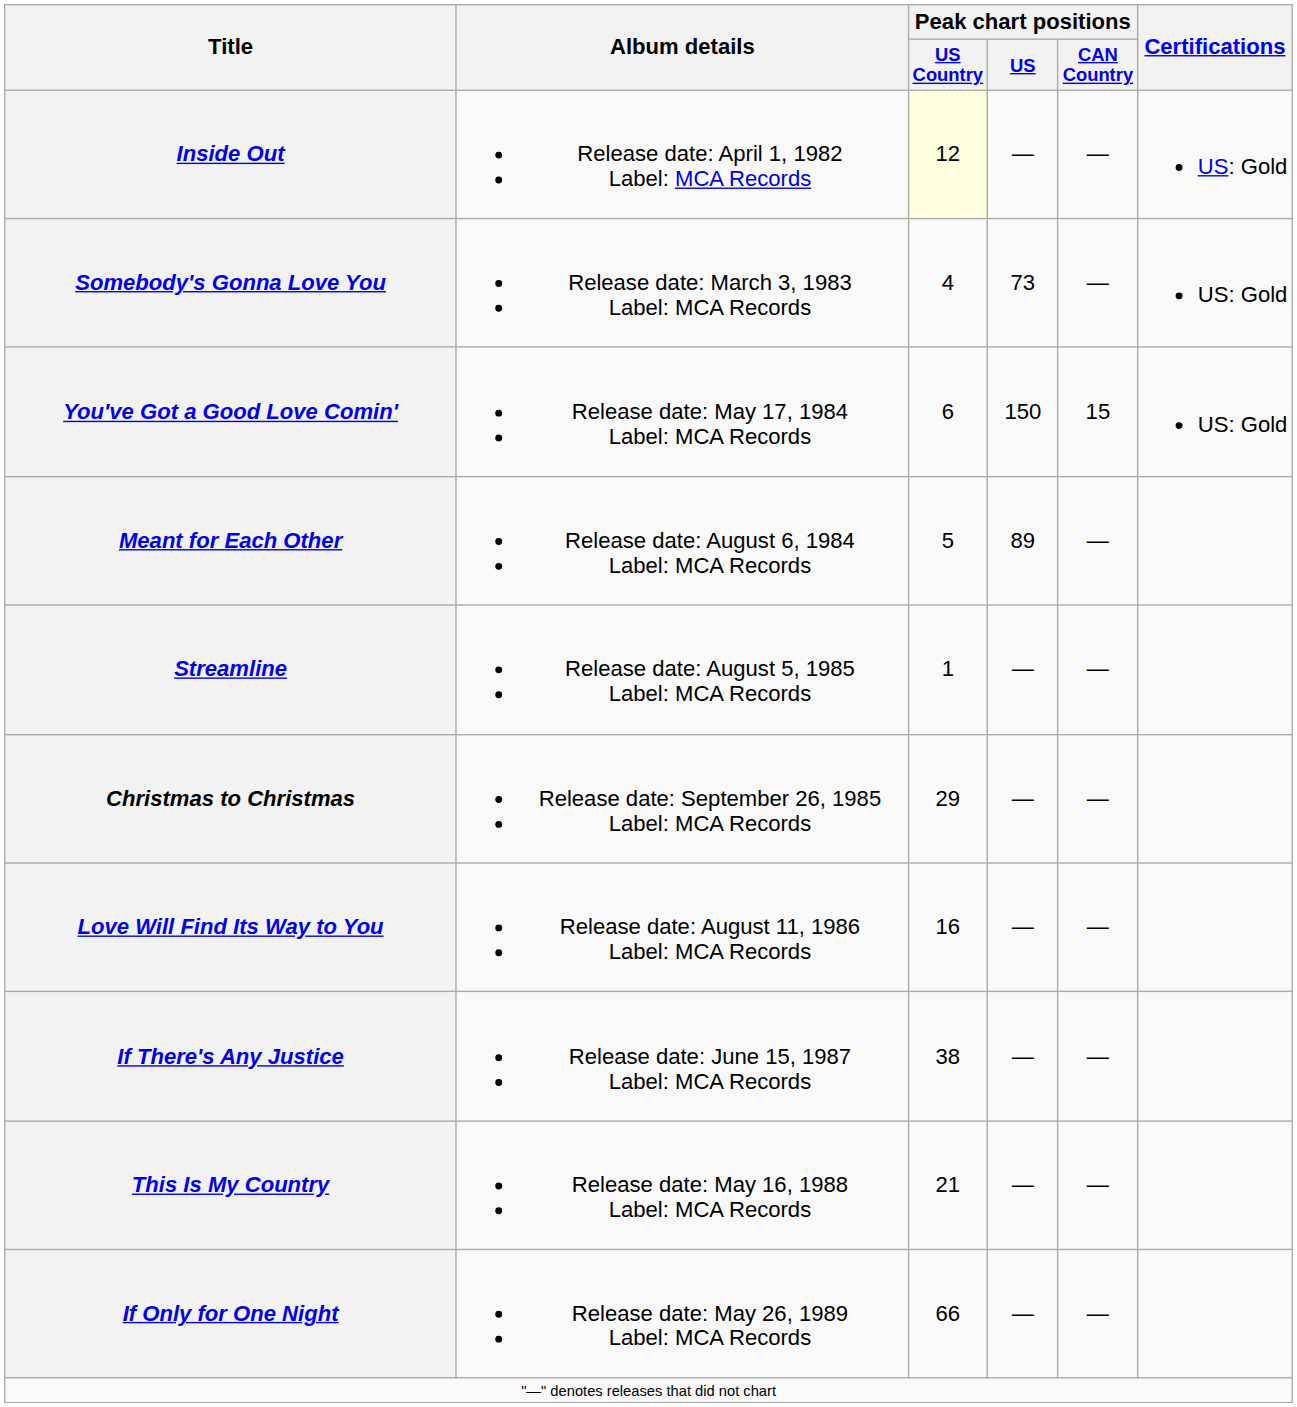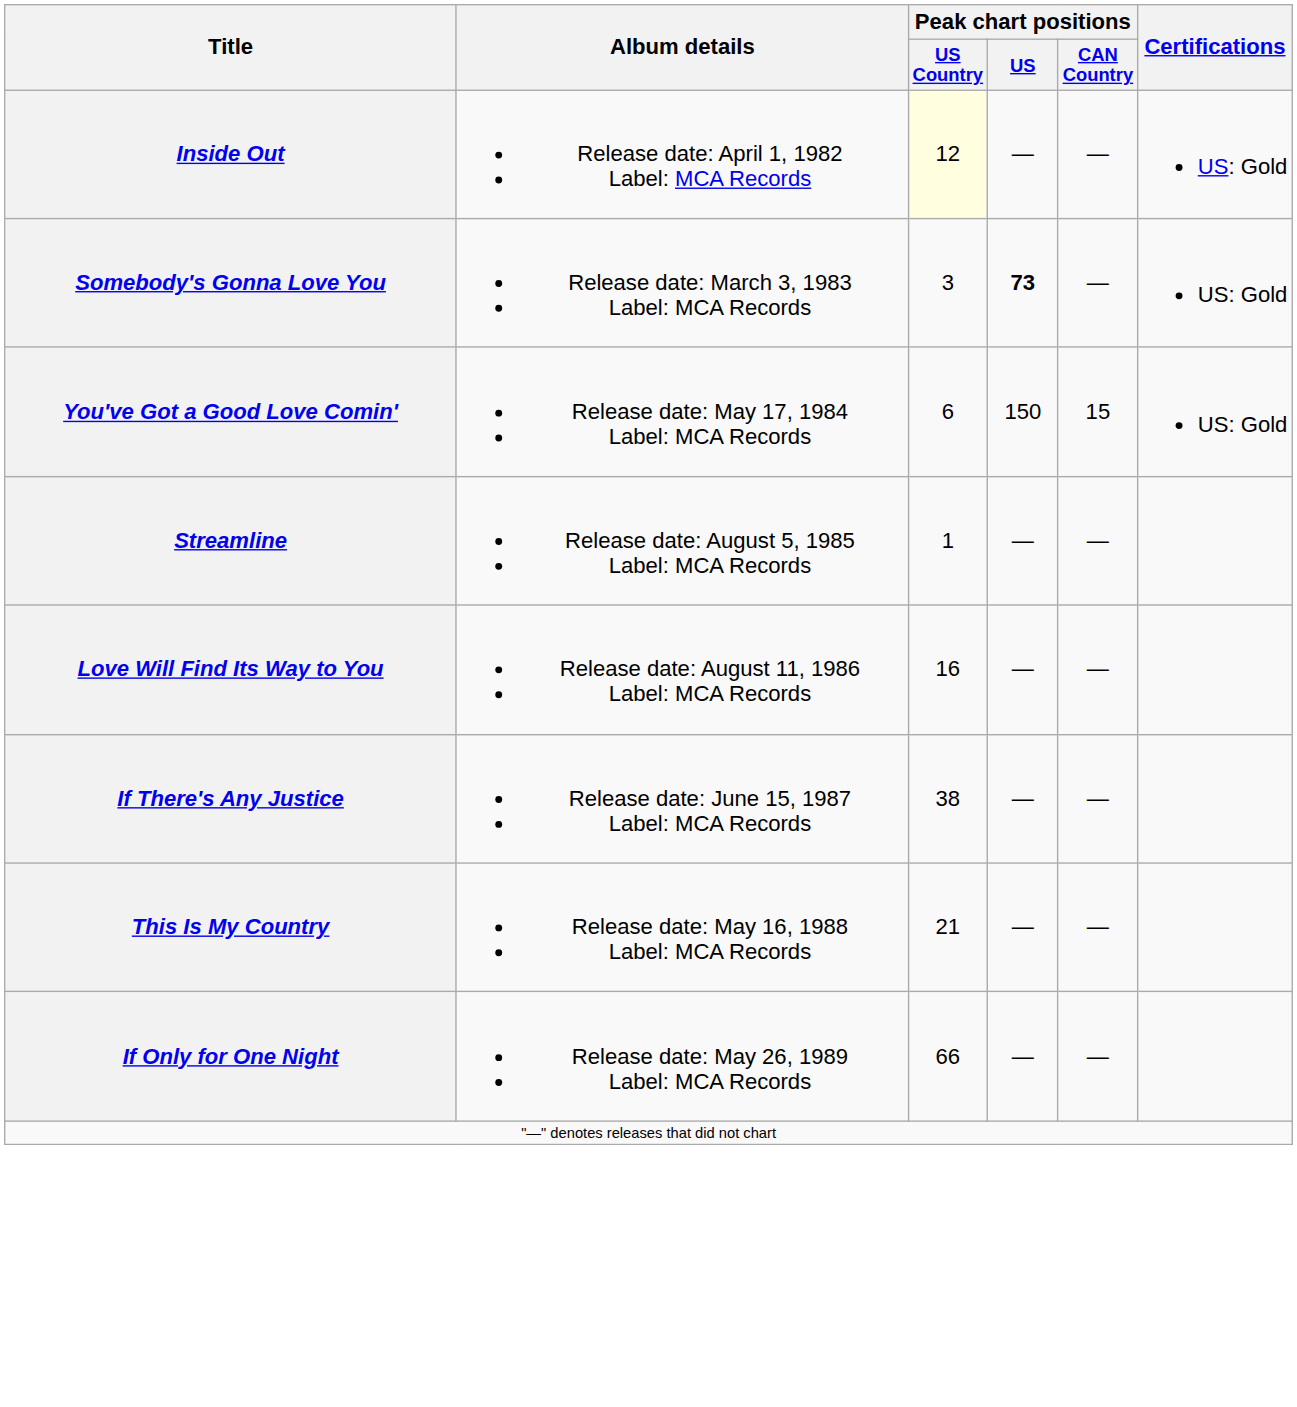(948, 282) 4 -> (948, 282) 3
(1023, 282) normal -> (1023, 282) bold
- row: (231, 540)
- row: (231, 798)
